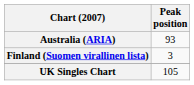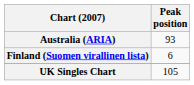(170, 55) 3 -> (170, 55) 6
